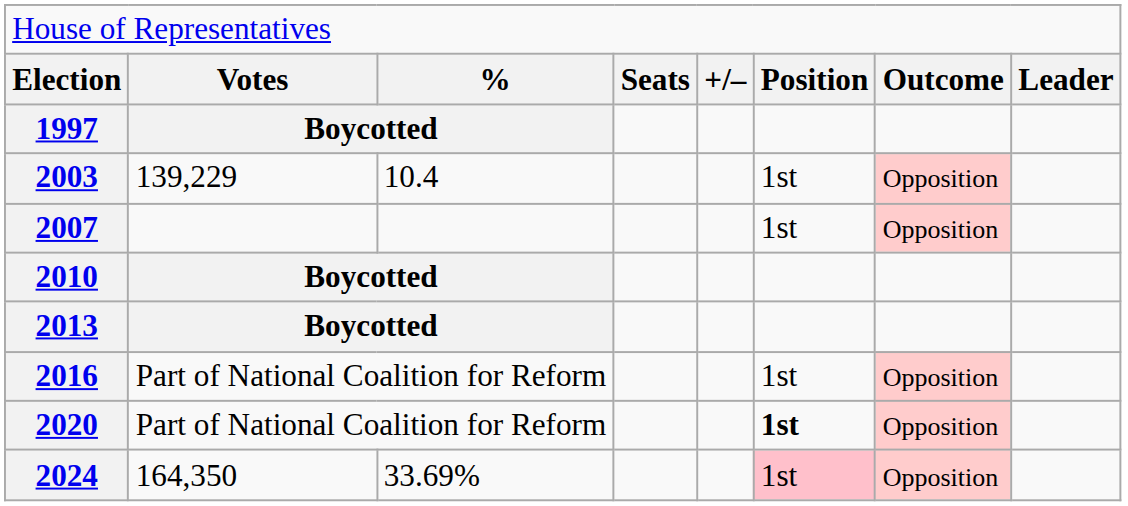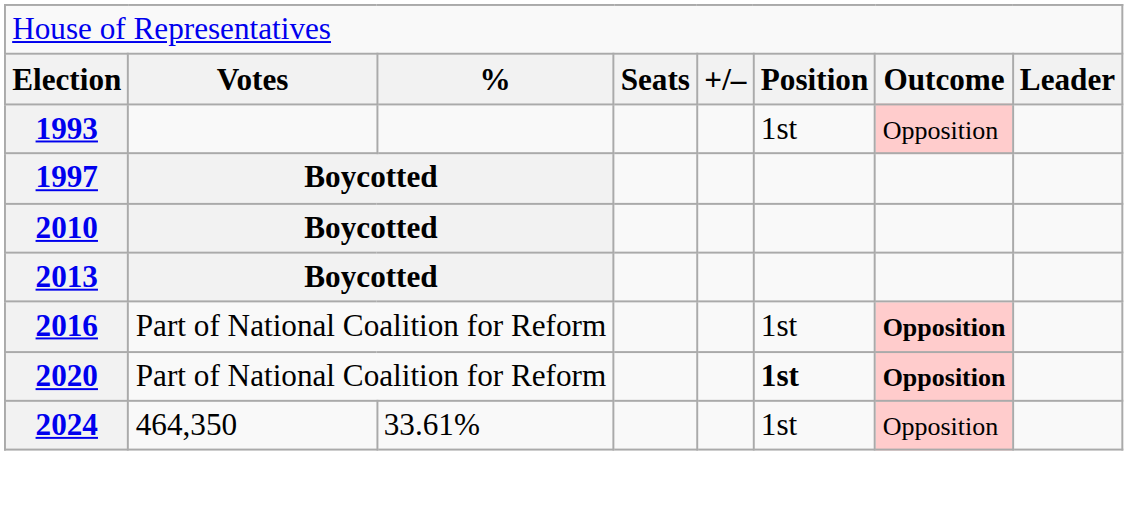+ row: (67, 128)
- row: (67, 177)
- row: (67, 227)
(940, 377) normal -> (944, 326) bold
(940, 427) normal -> (944, 375) bold
(186, 474) 164,350 -> (186, 425) 464,350
(432, 474) 33.69% -> (432, 425) 33.61%
(779, 474) pink background -> (779, 425) no background
